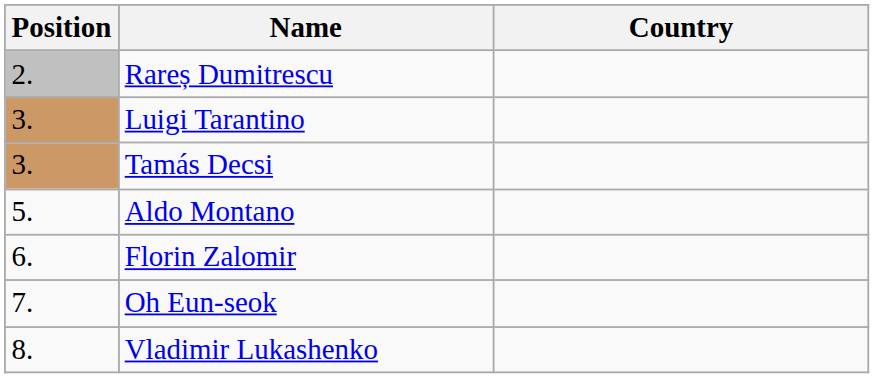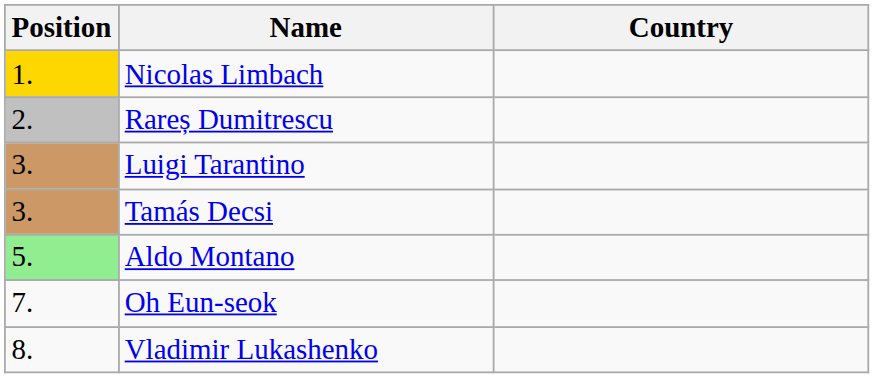+ row: (224, 73)
(22, 211) no background -> (22, 257) lightgreen background
- row: (210, 257)
